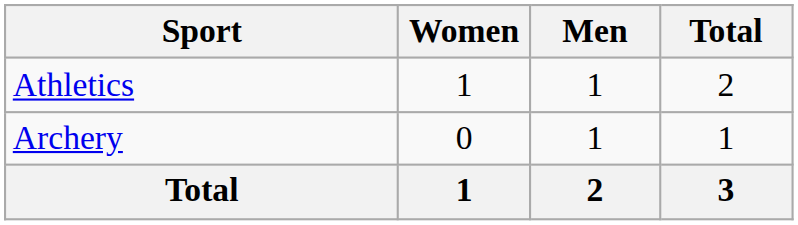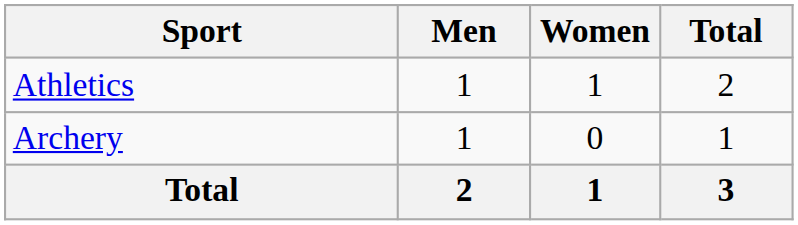columns swapped: (595, 31) <-> (464, 31)
